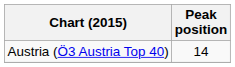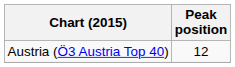(201, 51) 14 -> (201, 51) 12
